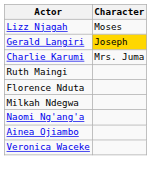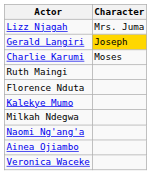(108, 27) Moses -> (119, 27) Mrs. Juma
(119, 57) Mrs. Juma -> (108, 57) Moses
+ row: (40, 102)
